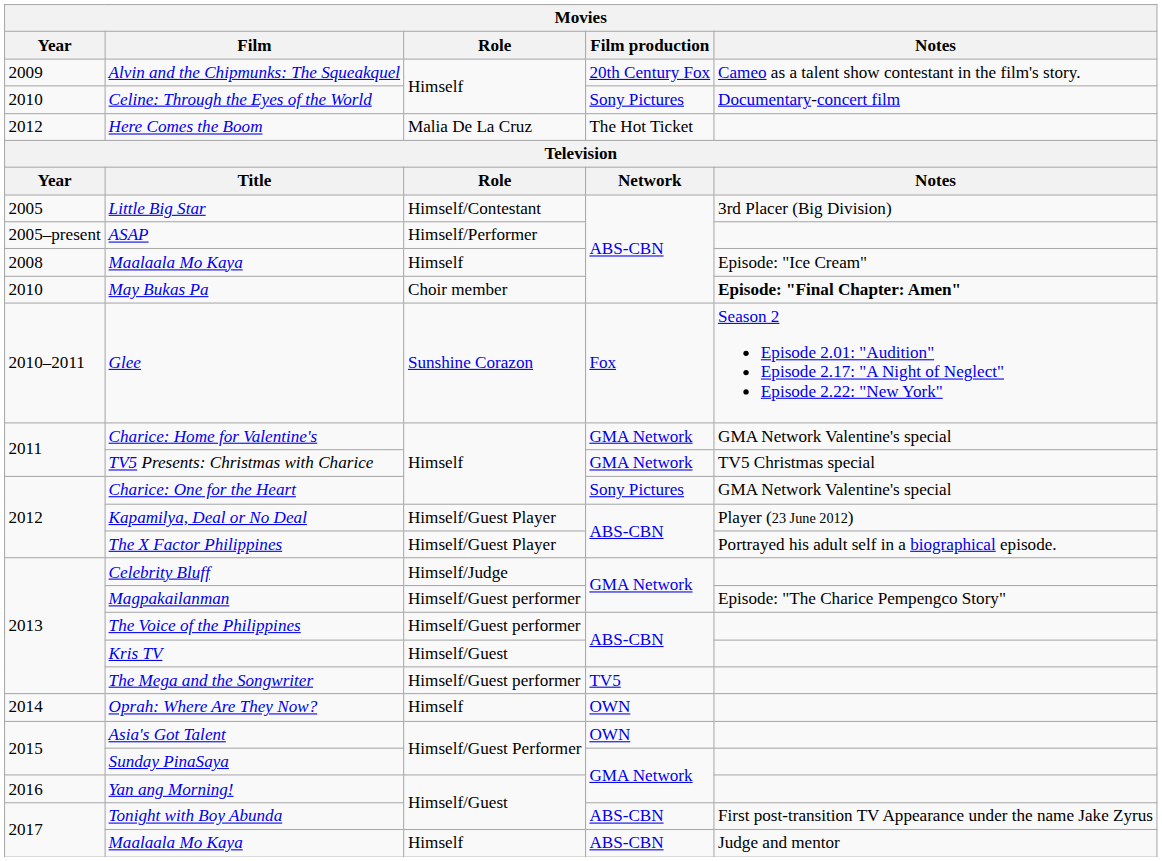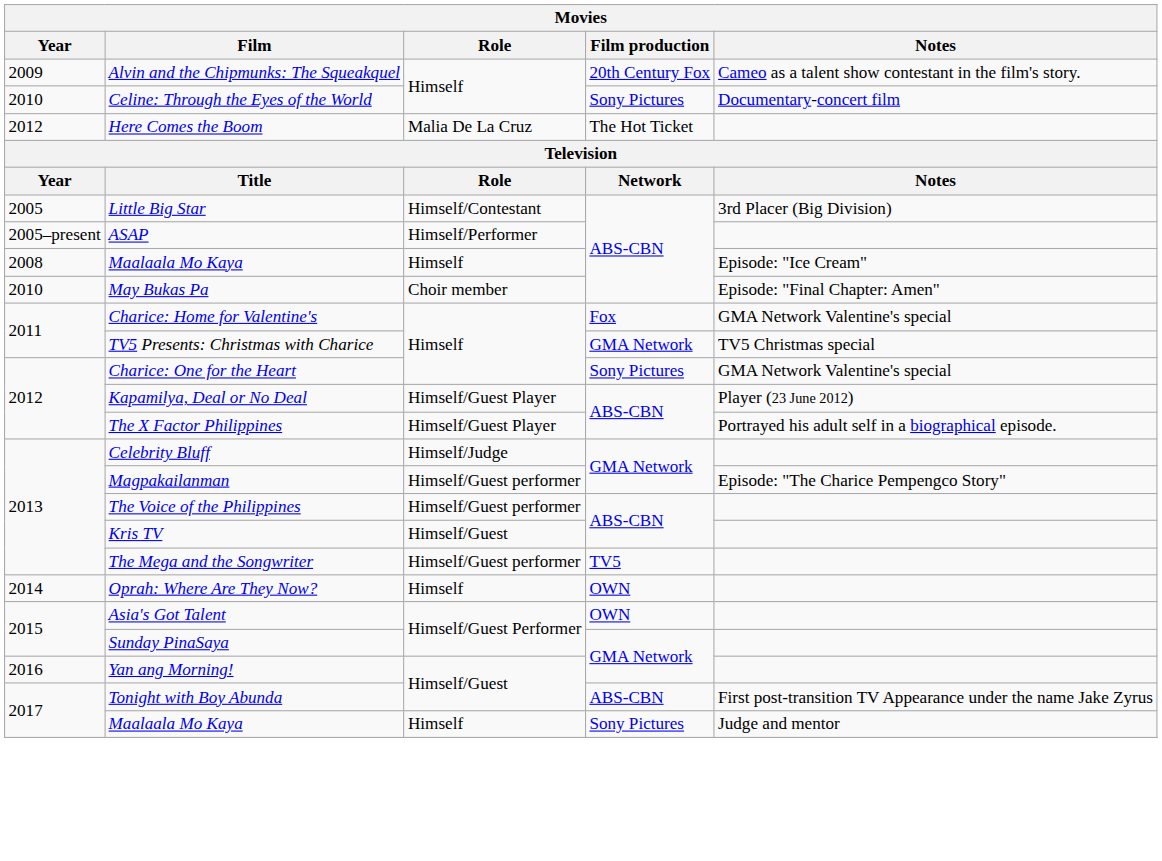(840, 289) bold -> (829, 289) normal
- row: (47, 362)
(641, 435) GMA Network -> (603, 316) Fox
(626, 843) ABS-CBN -> (637, 724) Sony Pictures
